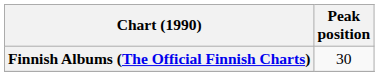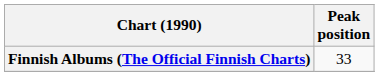(344, 58) 30 -> (344, 58) 33
